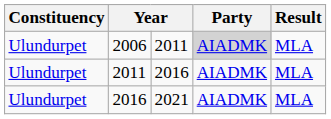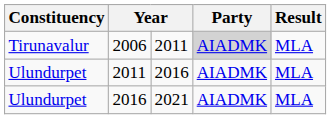(47, 45) Ulundurpet -> (49, 45) Tirunavalur
